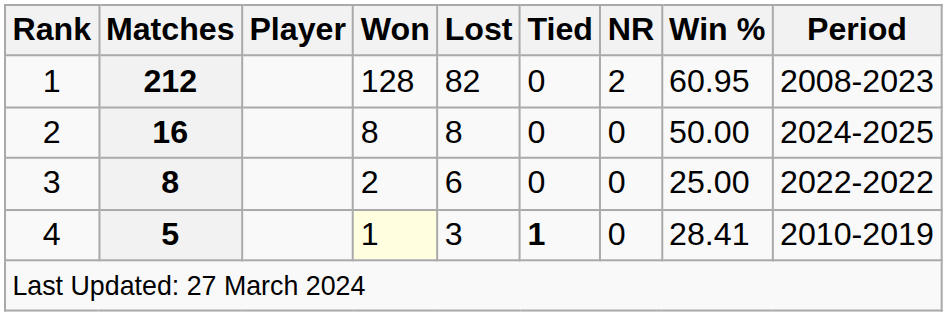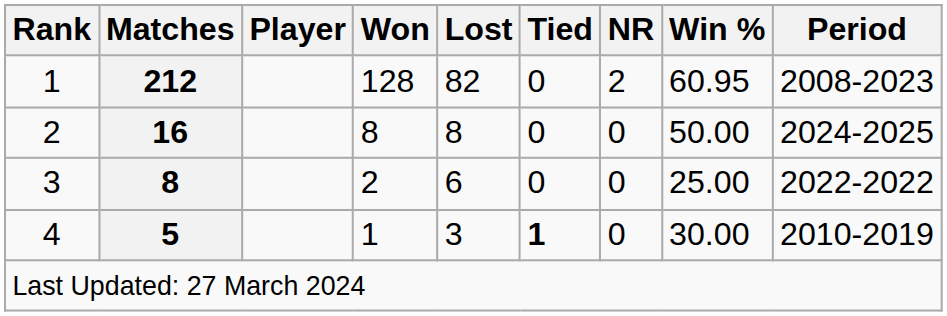(370, 234) lightyellow background -> (370, 234) no background
(709, 234) 28.41 -> (709, 234) 30.00
